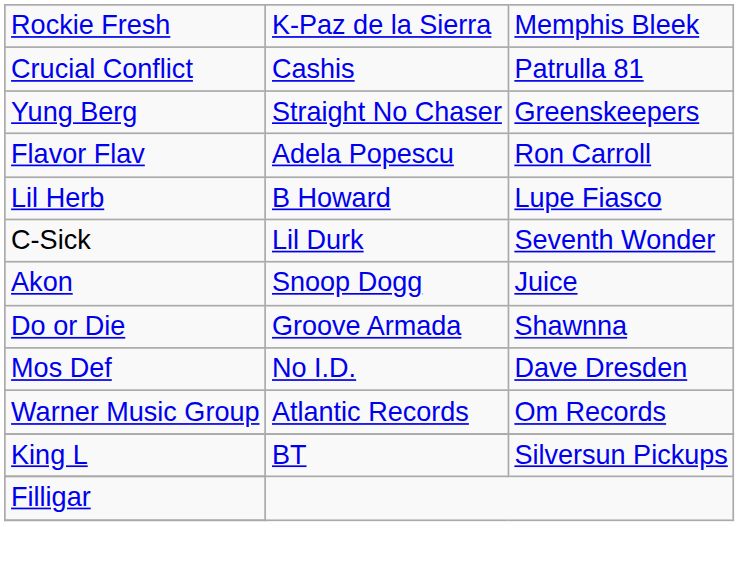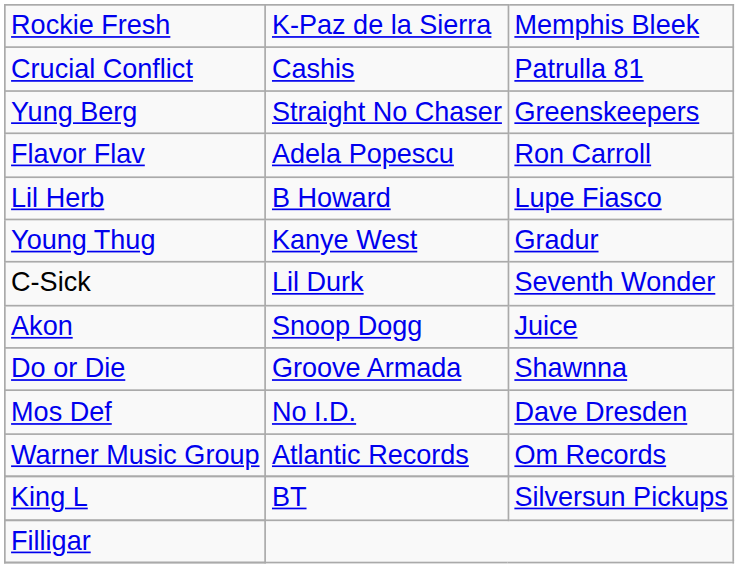+ row: (83, 240)
